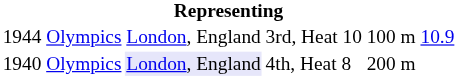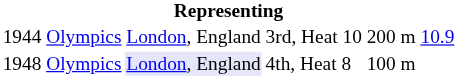(391, 37) 100 m -> (391, 37) 200 m
(22, 63) 1940 -> (22, 63) 1948
(391, 63) 200 m -> (391, 63) 100 m
